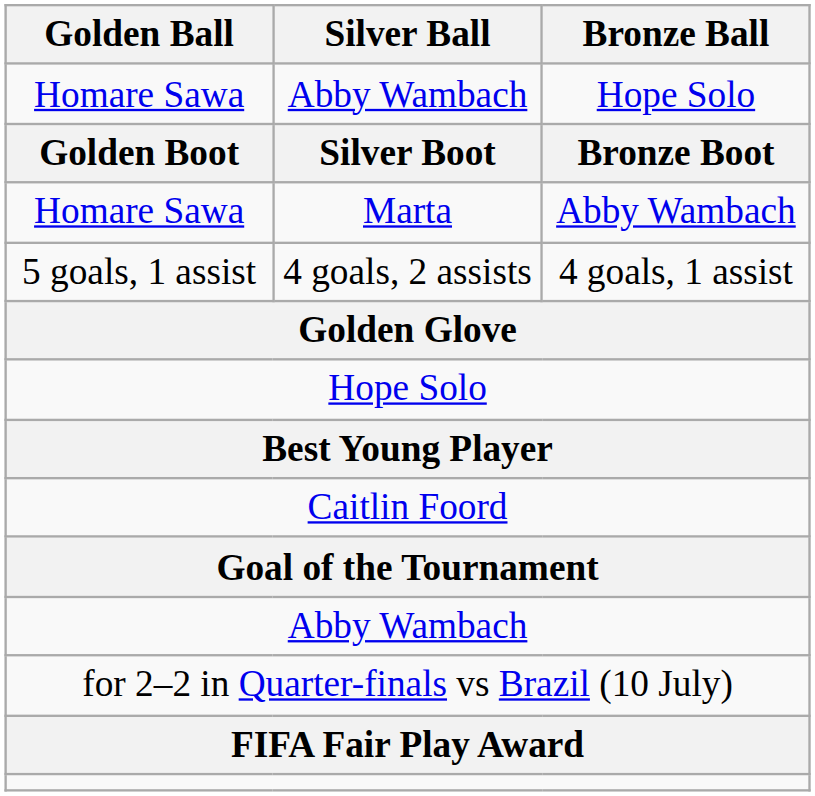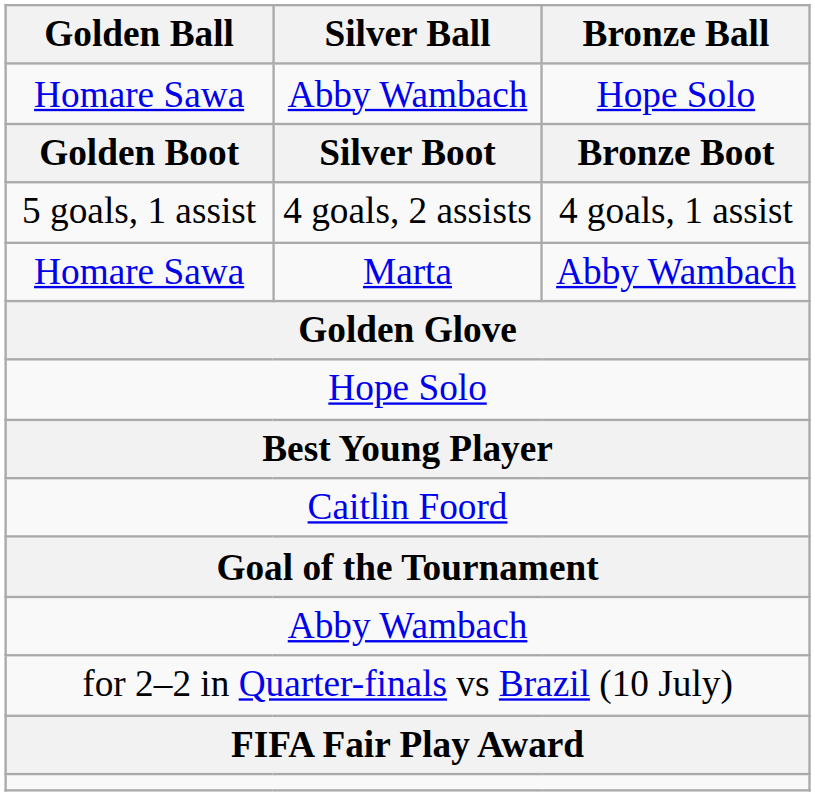rows swapped: (139, 211) <-> (139, 270)
